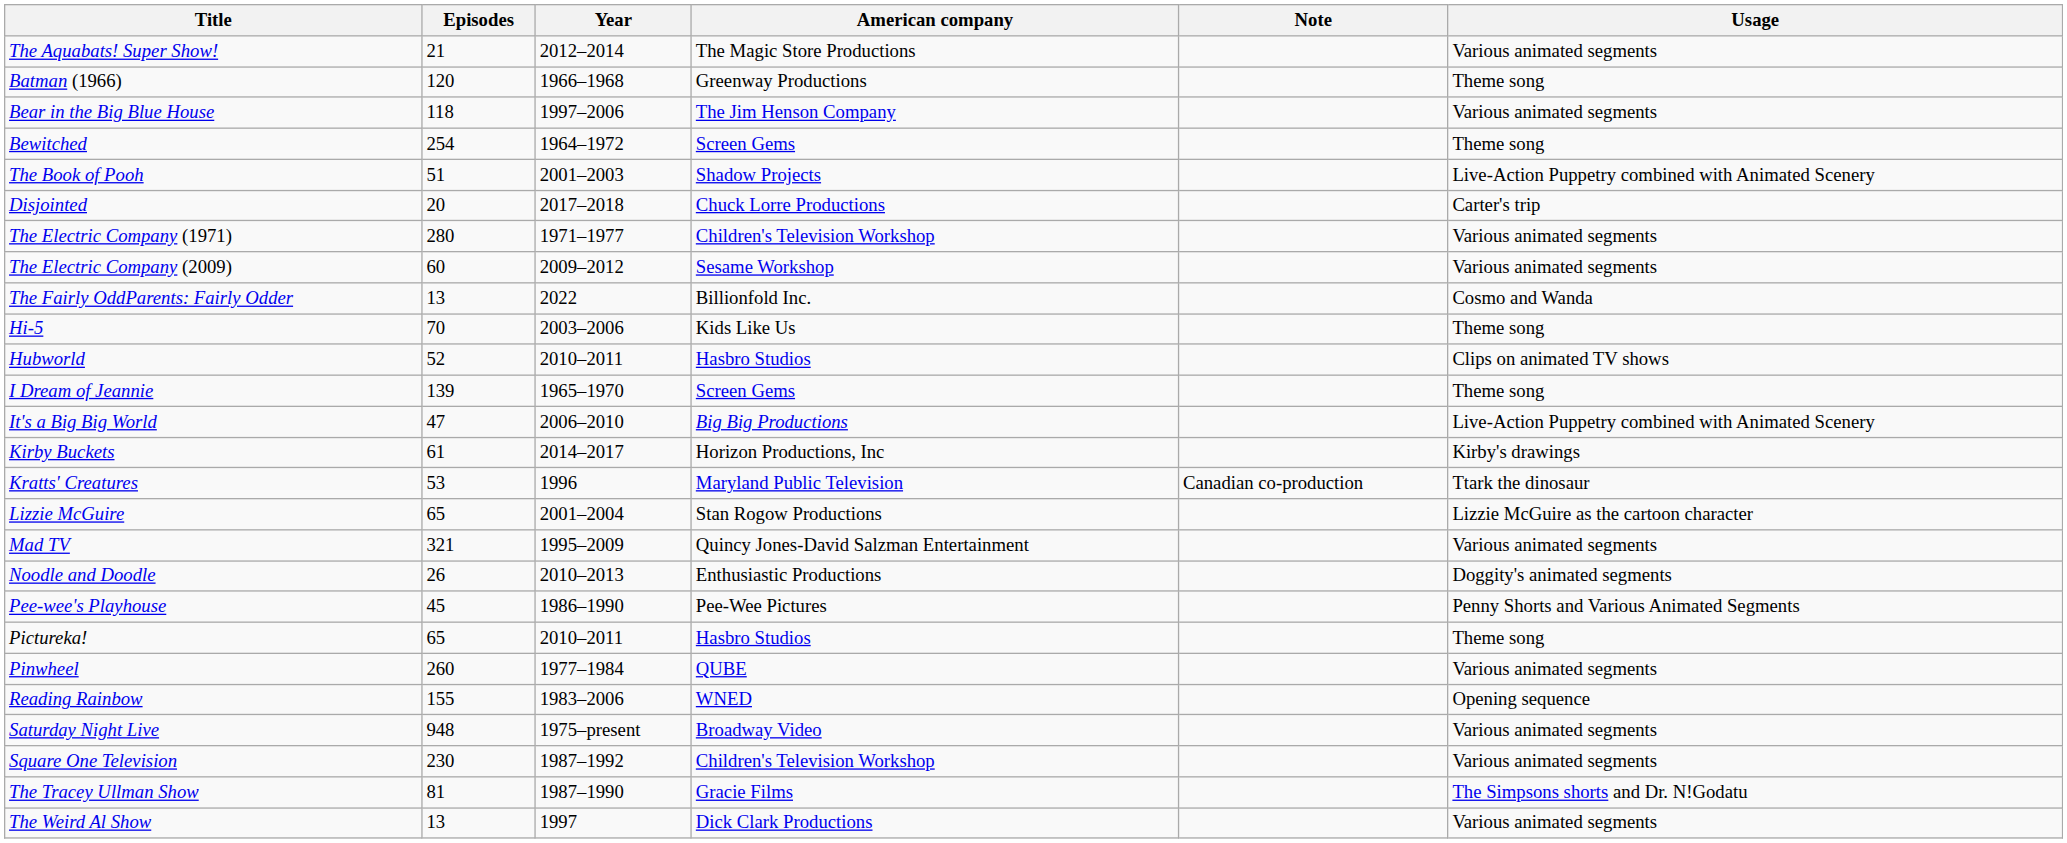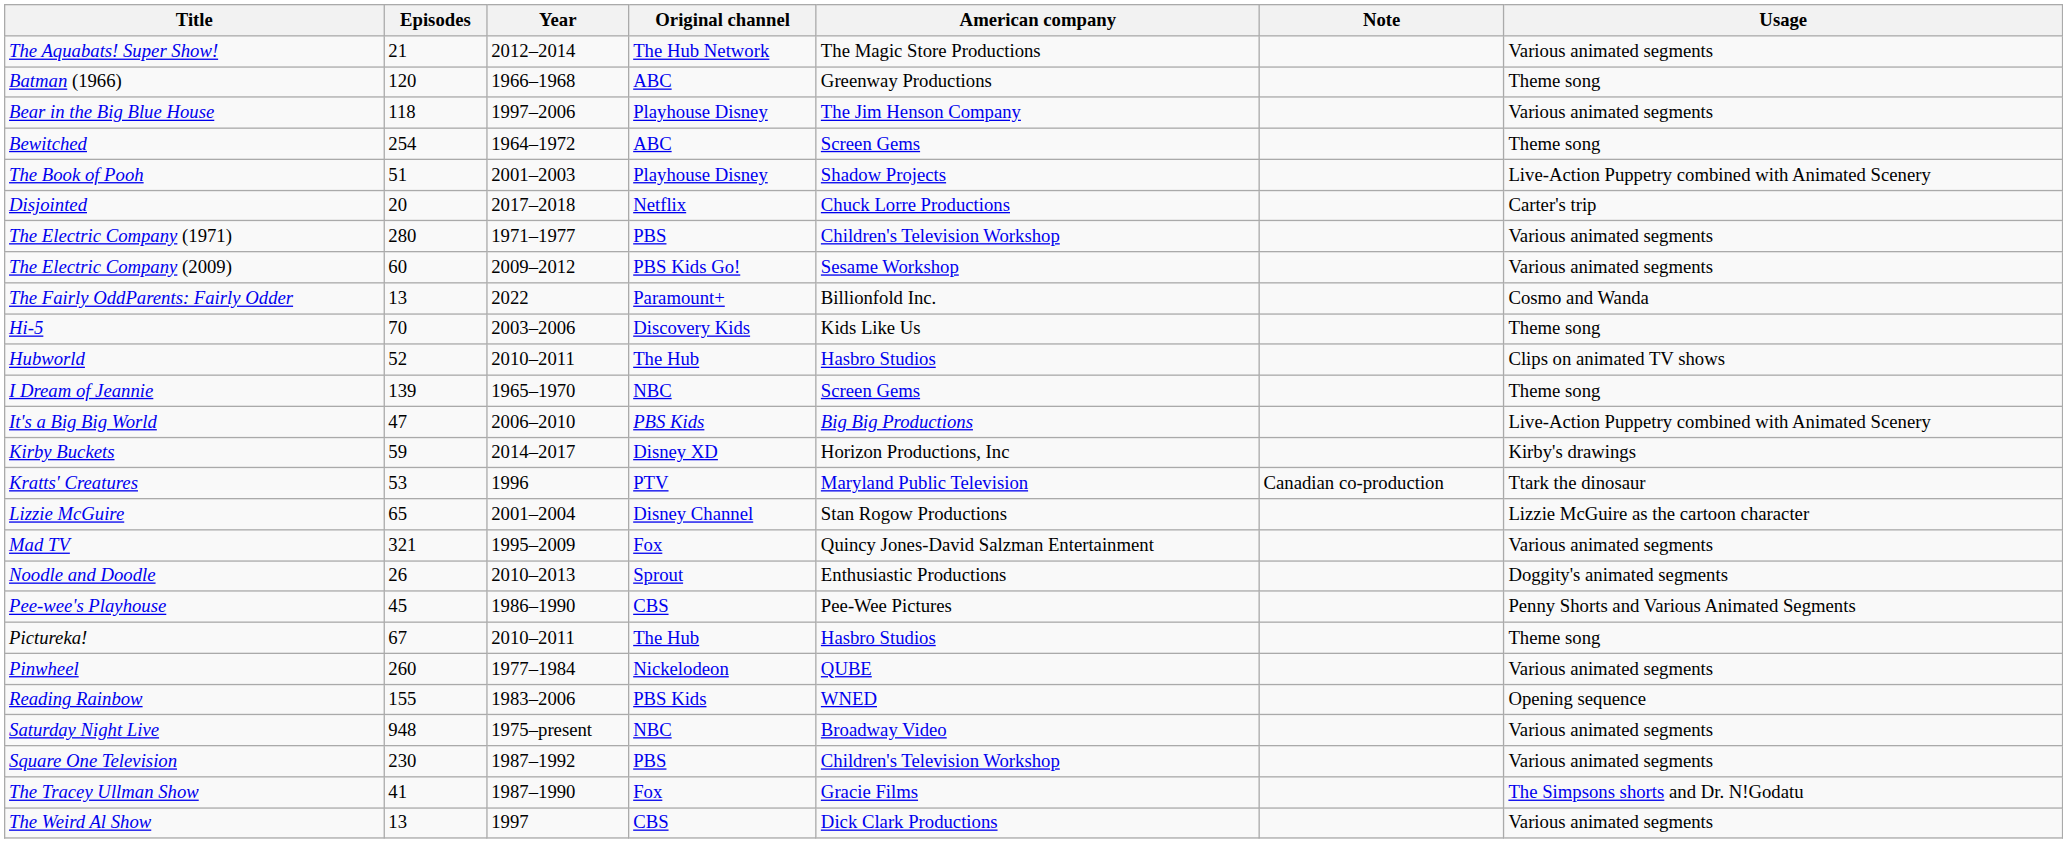+ column: (723, 20)
(436, 452) 61 -> (398, 452) 59
(436, 637) 65 -> (398, 637) 67
(436, 792) 81 -> (398, 792) 41
